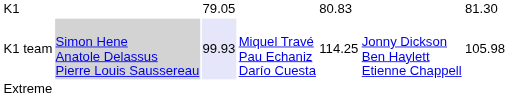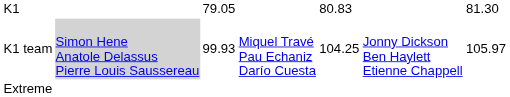(219, 49) lavender background -> (219, 49) no background
(339, 49) 114.25 -> (339, 49) 104.25
(485, 49) 105.98 -> (486, 49) 105.97
